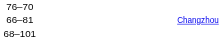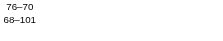- row: (20, 20)
